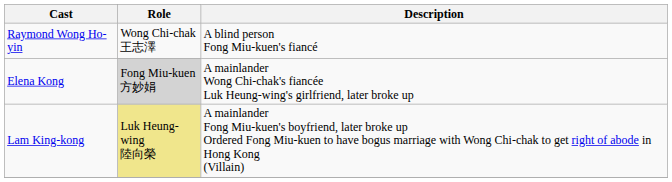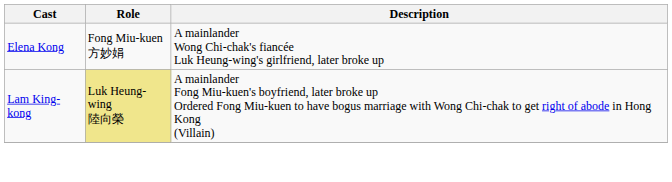- row: (57, 40)
(158, 80) lightgrey background -> (125, 45) no background
